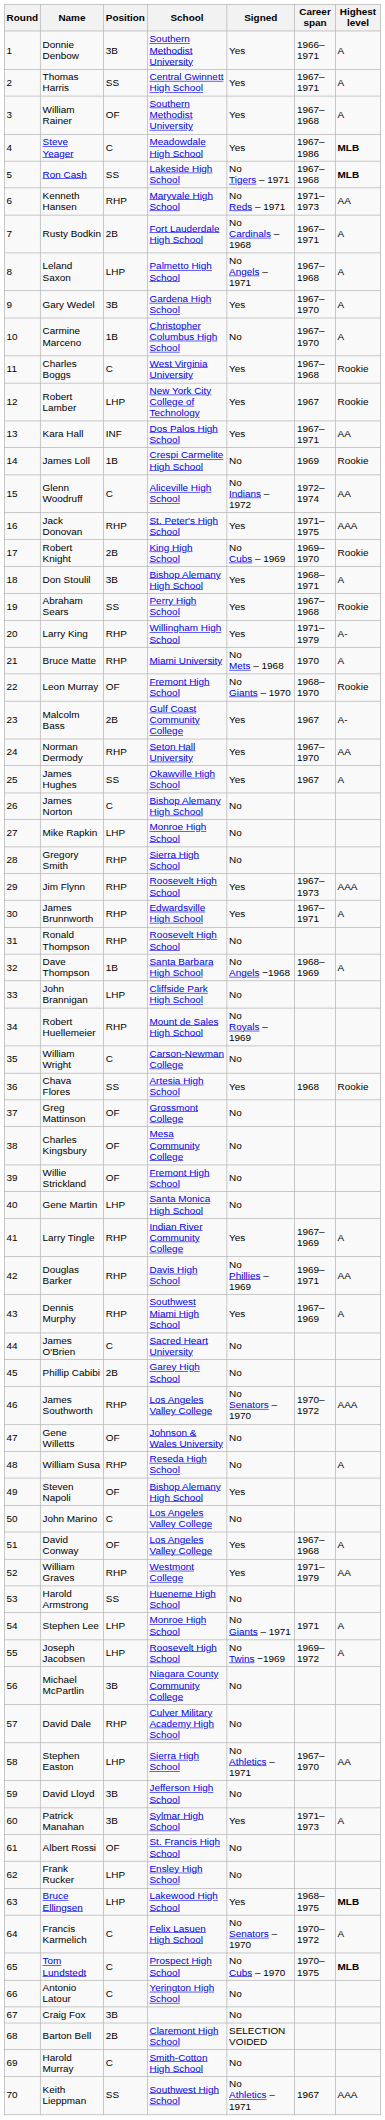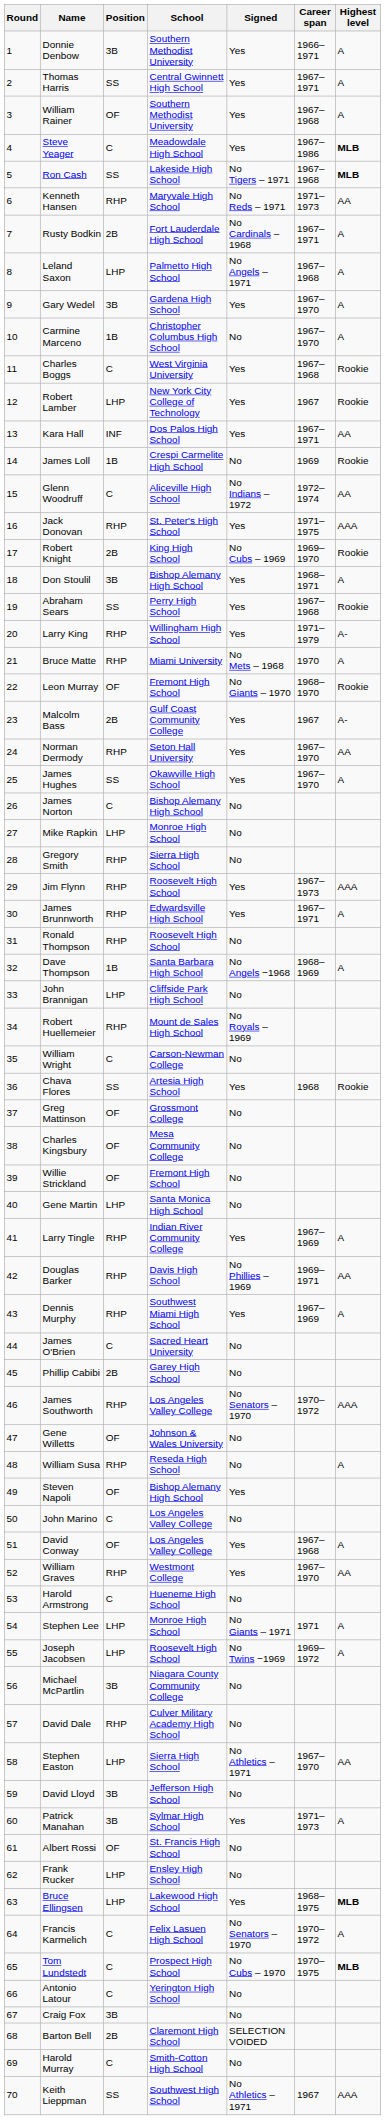(308, 779) 1967 -> (311, 779) 1967–1970
(311, 1572) 1971–1979 -> (311, 1572) 1967–1970
(112, 1599) SS -> (109, 1599) C
